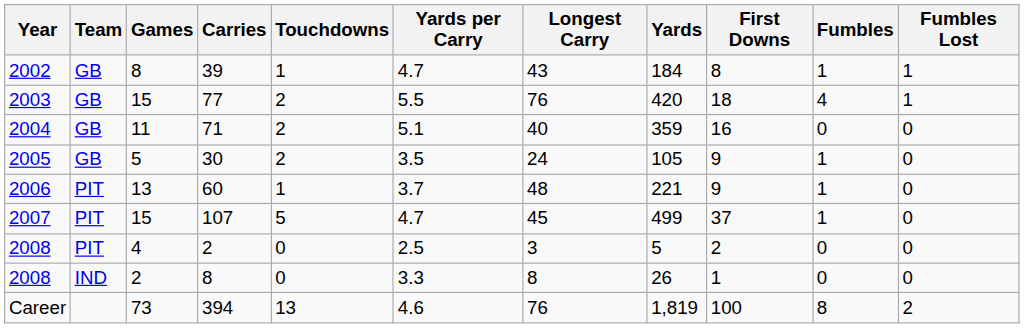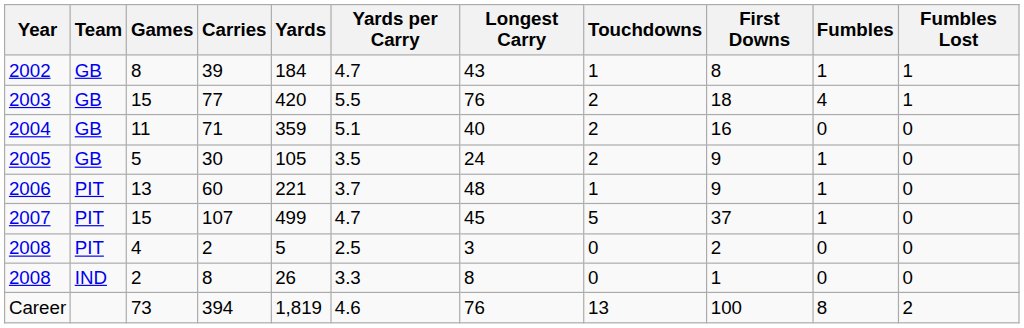columns swapped: (677, 29) <-> (332, 29)
